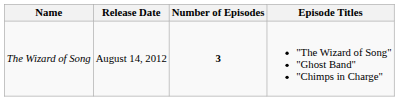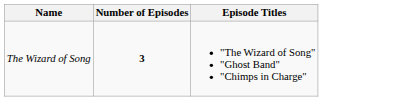- column: (131, 13)
